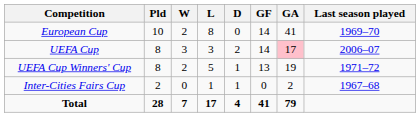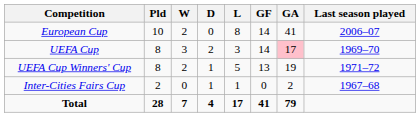columns swapped: (237, 13) <-> (211, 13)
(360, 31) 1969–70 -> (360, 31) 2006–07
(360, 49) 2006–07 -> (360, 49) 1969–70
